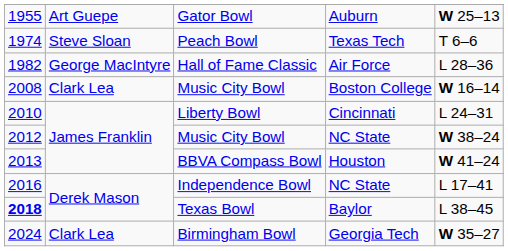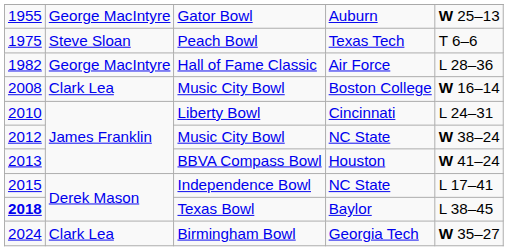(83, 16) Art Guepe -> (110, 16) George MacIntyre
(25, 40) 1974 -> (25, 40) 1975
(25, 185) 2016 -> (25, 185) 2015
